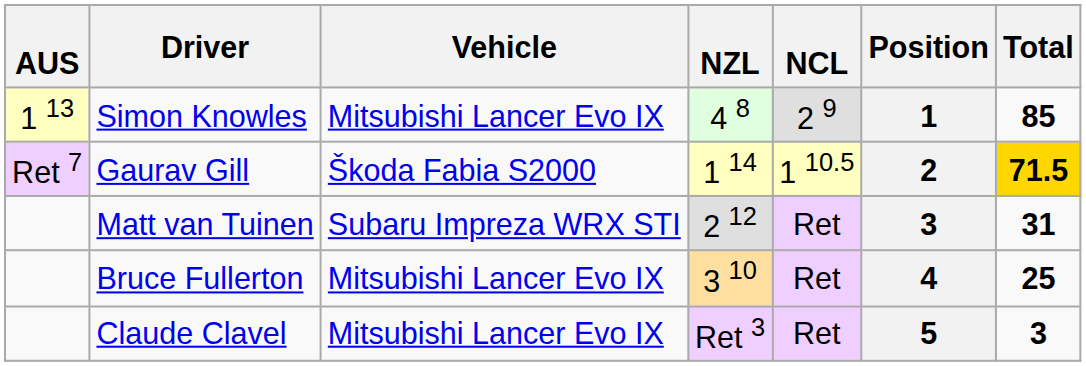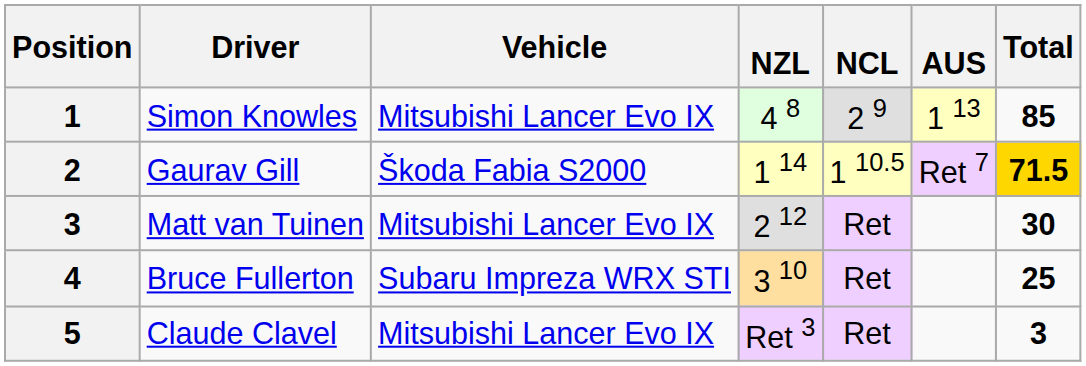columns swapped: (929, 46) <-> (47, 64)
(504, 224) Subaru Impreza WRX STI -> (546, 224) Mitsubishi Lancer Evo IX
(1038, 224) 31 -> (1038, 224) 30
(496, 279) Mitsubishi Lancer Evo IX -> (555, 279) Subaru Impreza WRX STI
